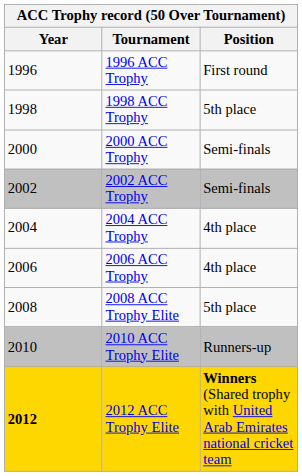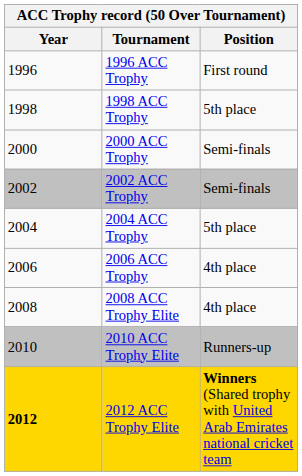(230, 228) 4th place -> (230, 228) 5th place
(230, 307) 5th place -> (230, 307) 4th place
